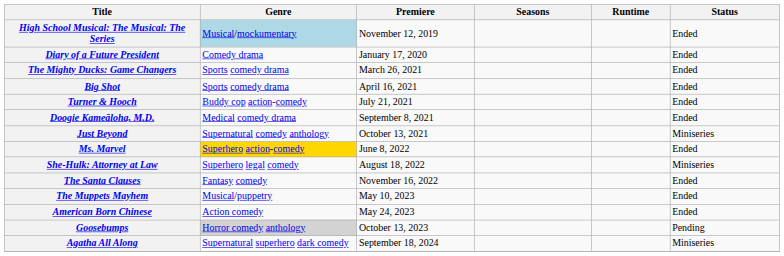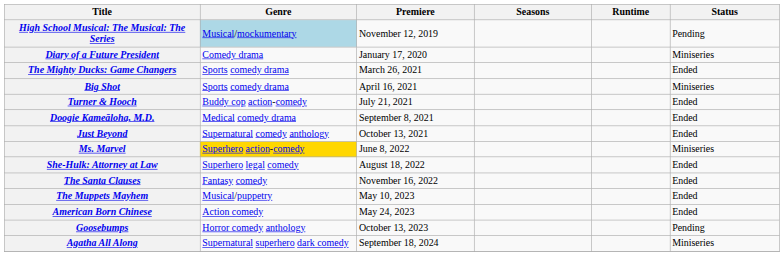(685, 33) Ended -> (688, 33) Pending
(685, 54) Ended -> (693, 54) Miniseries
(685, 86) Ended -> (693, 86) Miniseries
(693, 133) Miniseries -> (685, 133) Ended
(685, 149) Ended -> (693, 149) Miniseries
(693, 165) Miniseries -> (685, 165) Ended
(254, 228) lightgrey background -> (254, 228) no background
